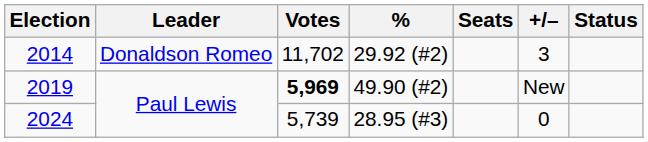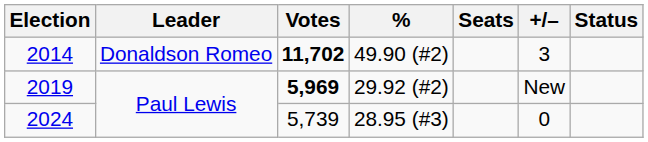(313, 53) normal -> (313, 53) bold
(401, 53) 29.92 (#2) -> (401, 53) 49.90 (#2)
(401, 86) 49.90 (#2) -> (401, 86) 29.92 (#2)
